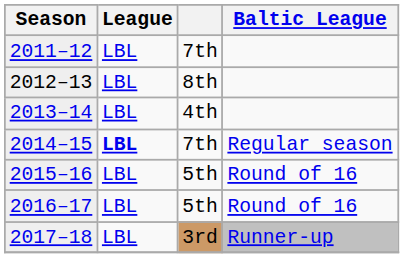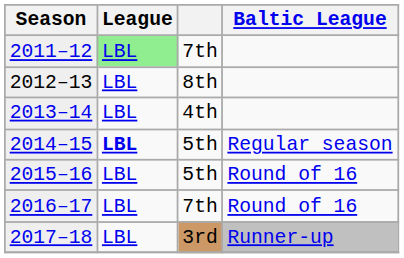(120, 51) no background -> (120, 51) lightgreen background
(200, 144) 7th -> (200, 144) 5th
(200, 206) 5th -> (200, 206) 7th
